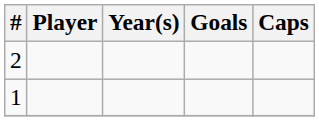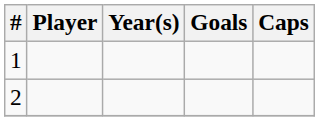rows swapped: (16, 97) <-> (16, 60)
